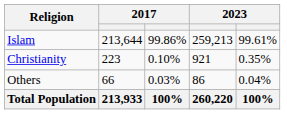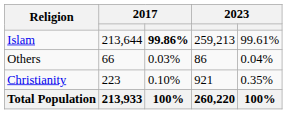(167, 39) normal -> (168, 39) bold
rows swapped: (37, 59) <-> (24, 79)
